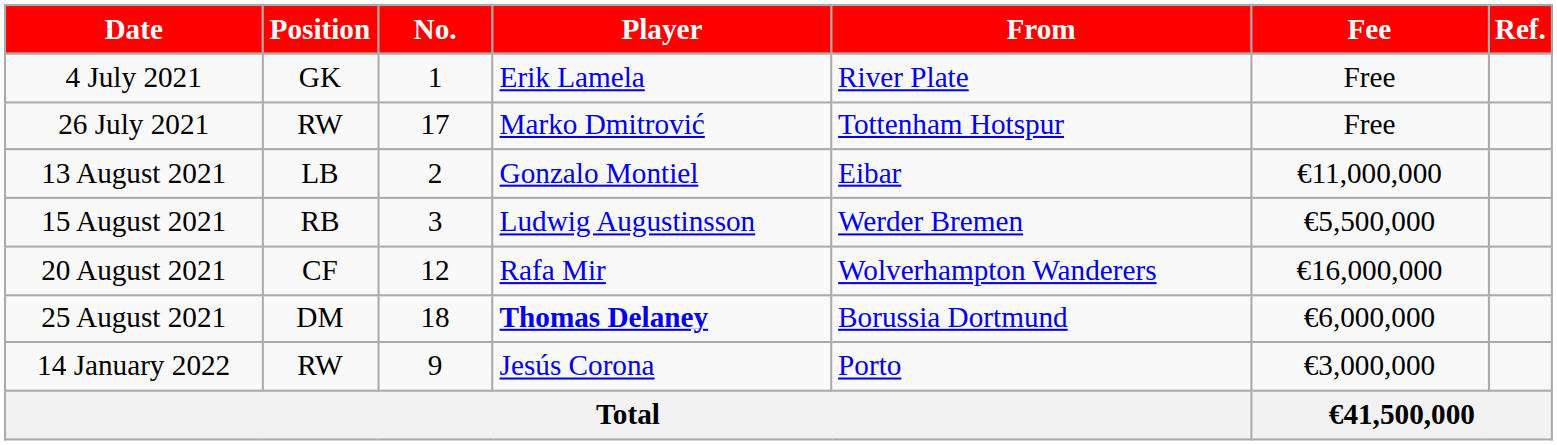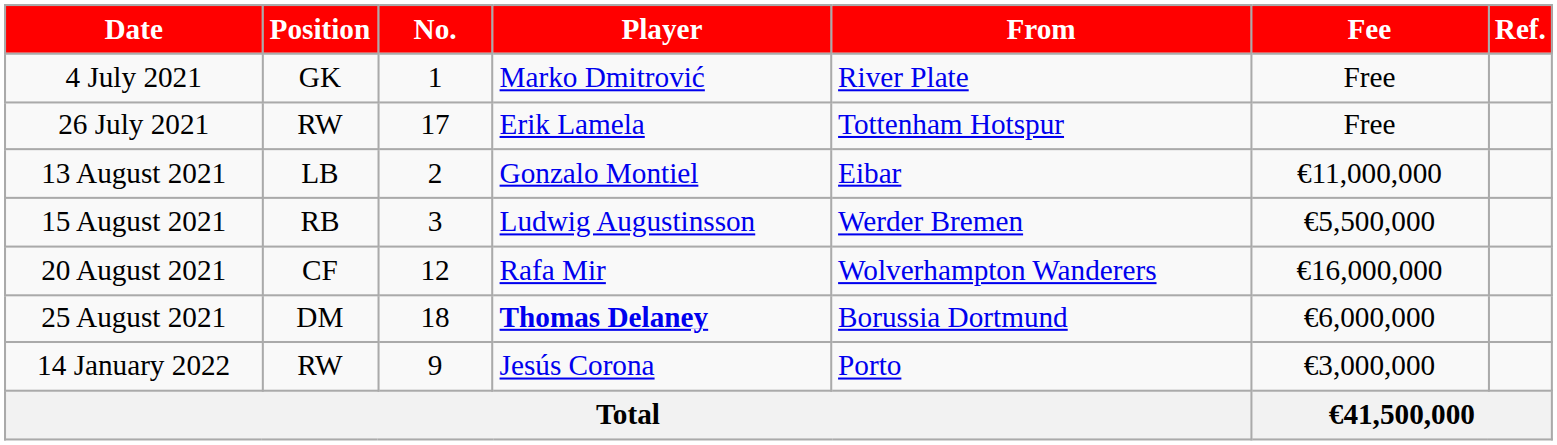(572, 77) Erik Lamela -> (602, 77) Marko Dmitrović
(602, 125) Marko Dmitrović -> (572, 125) Erik Lamela
